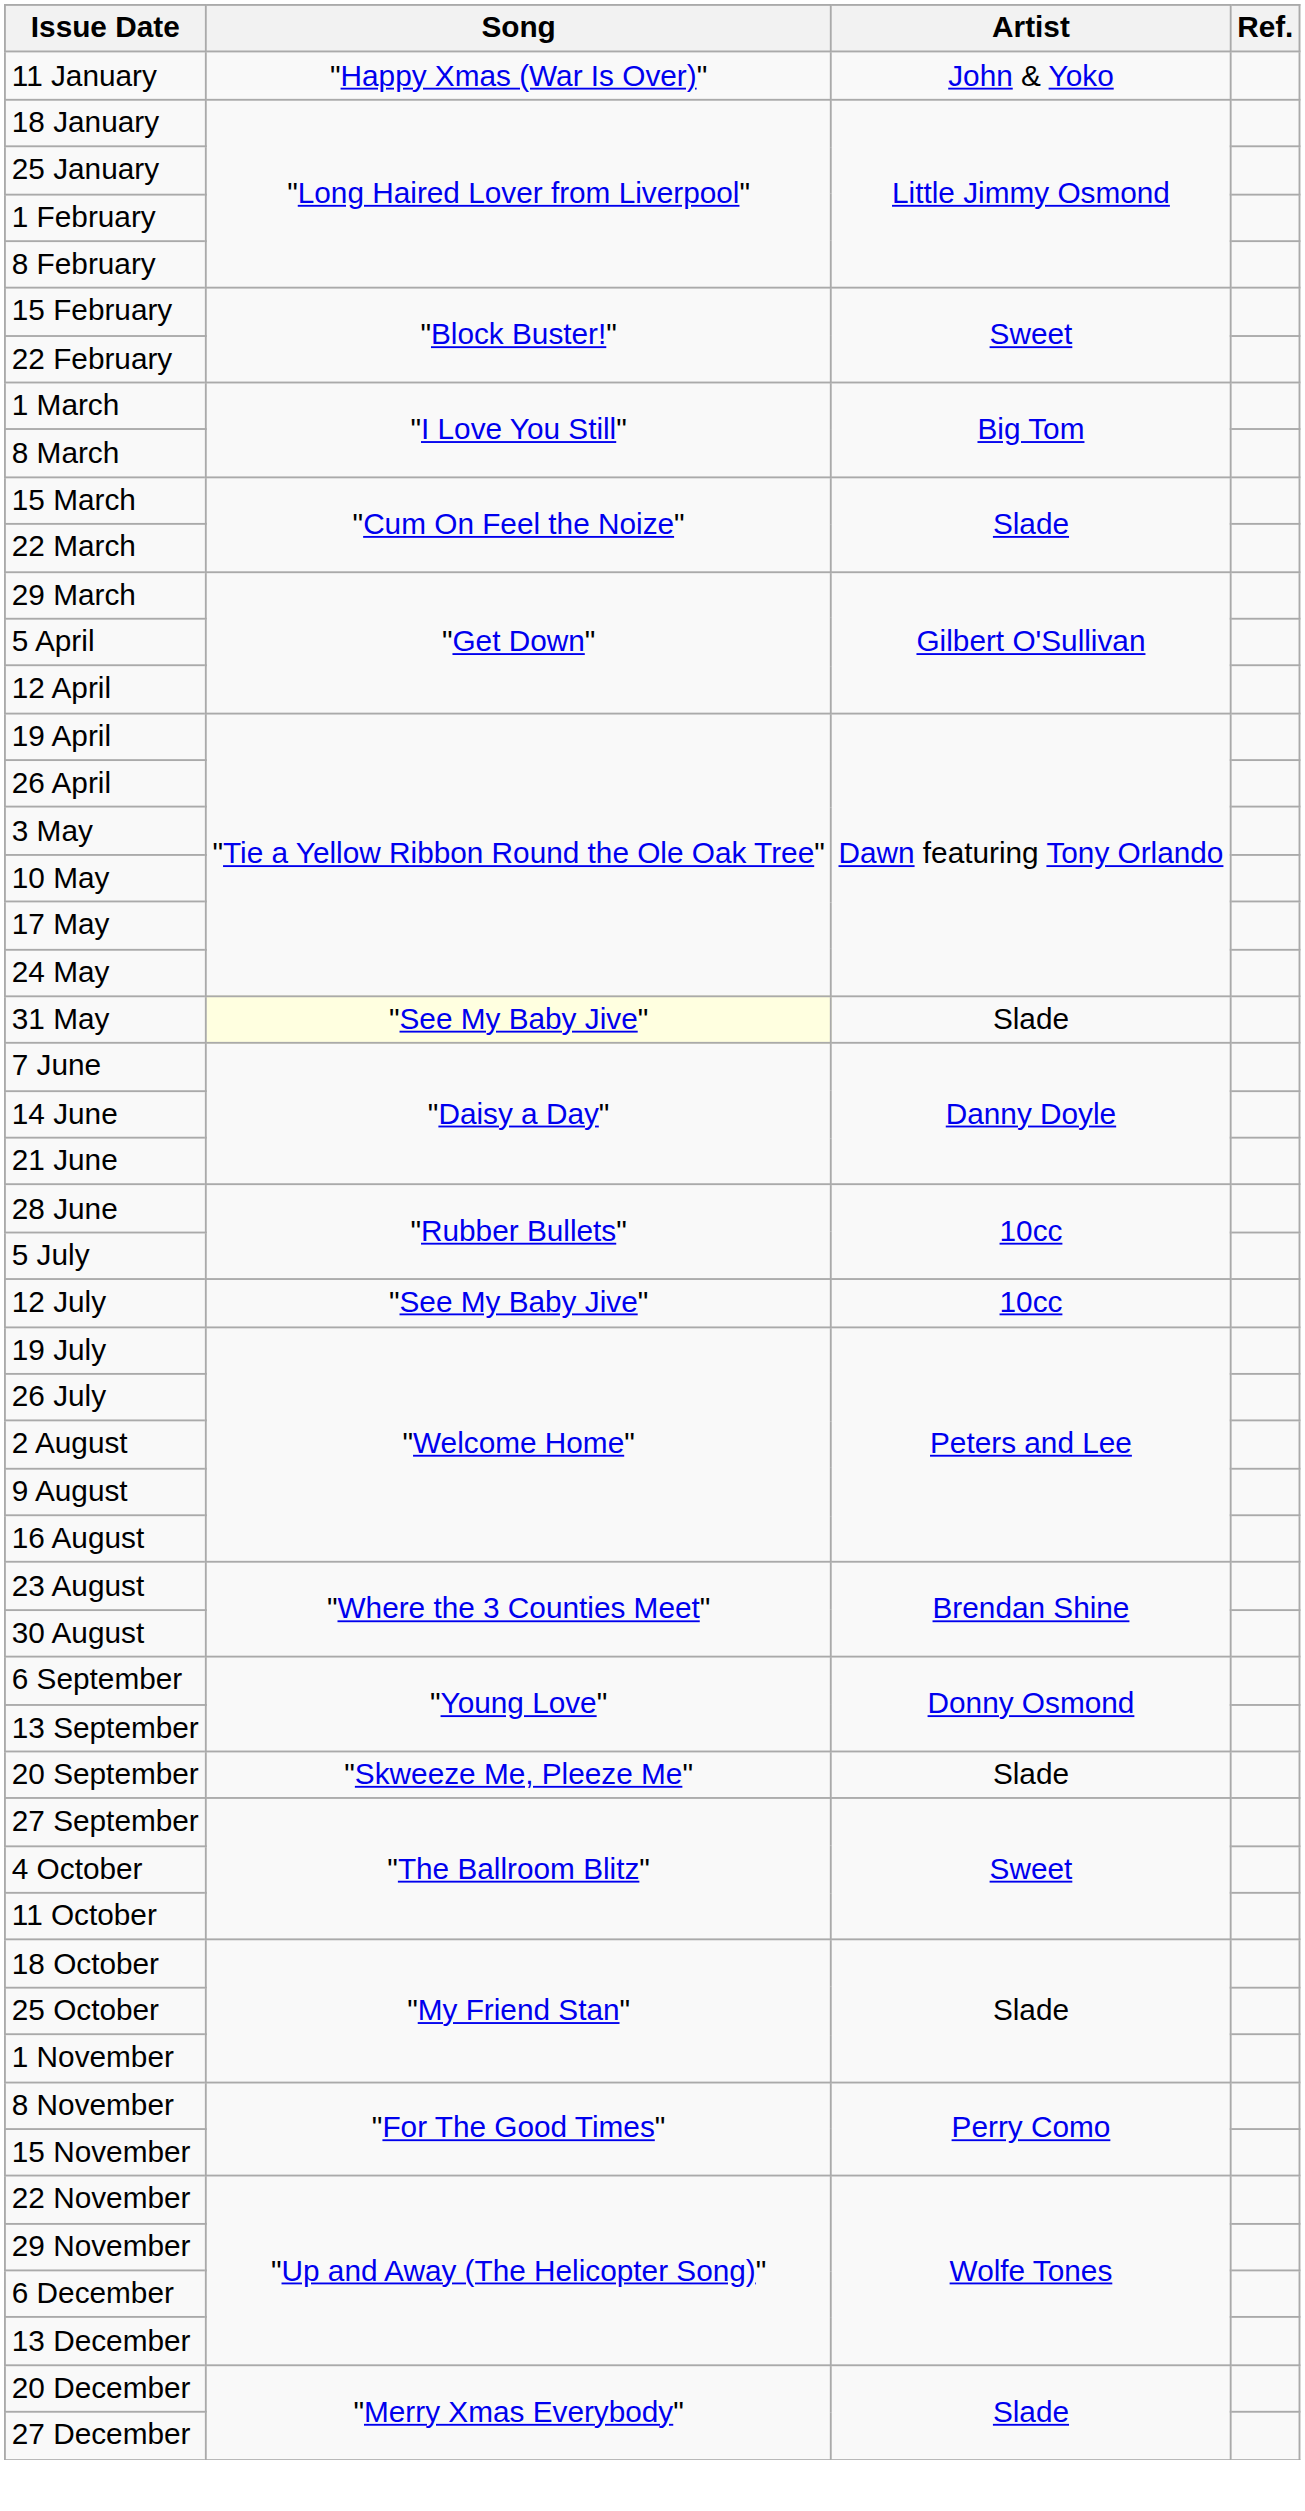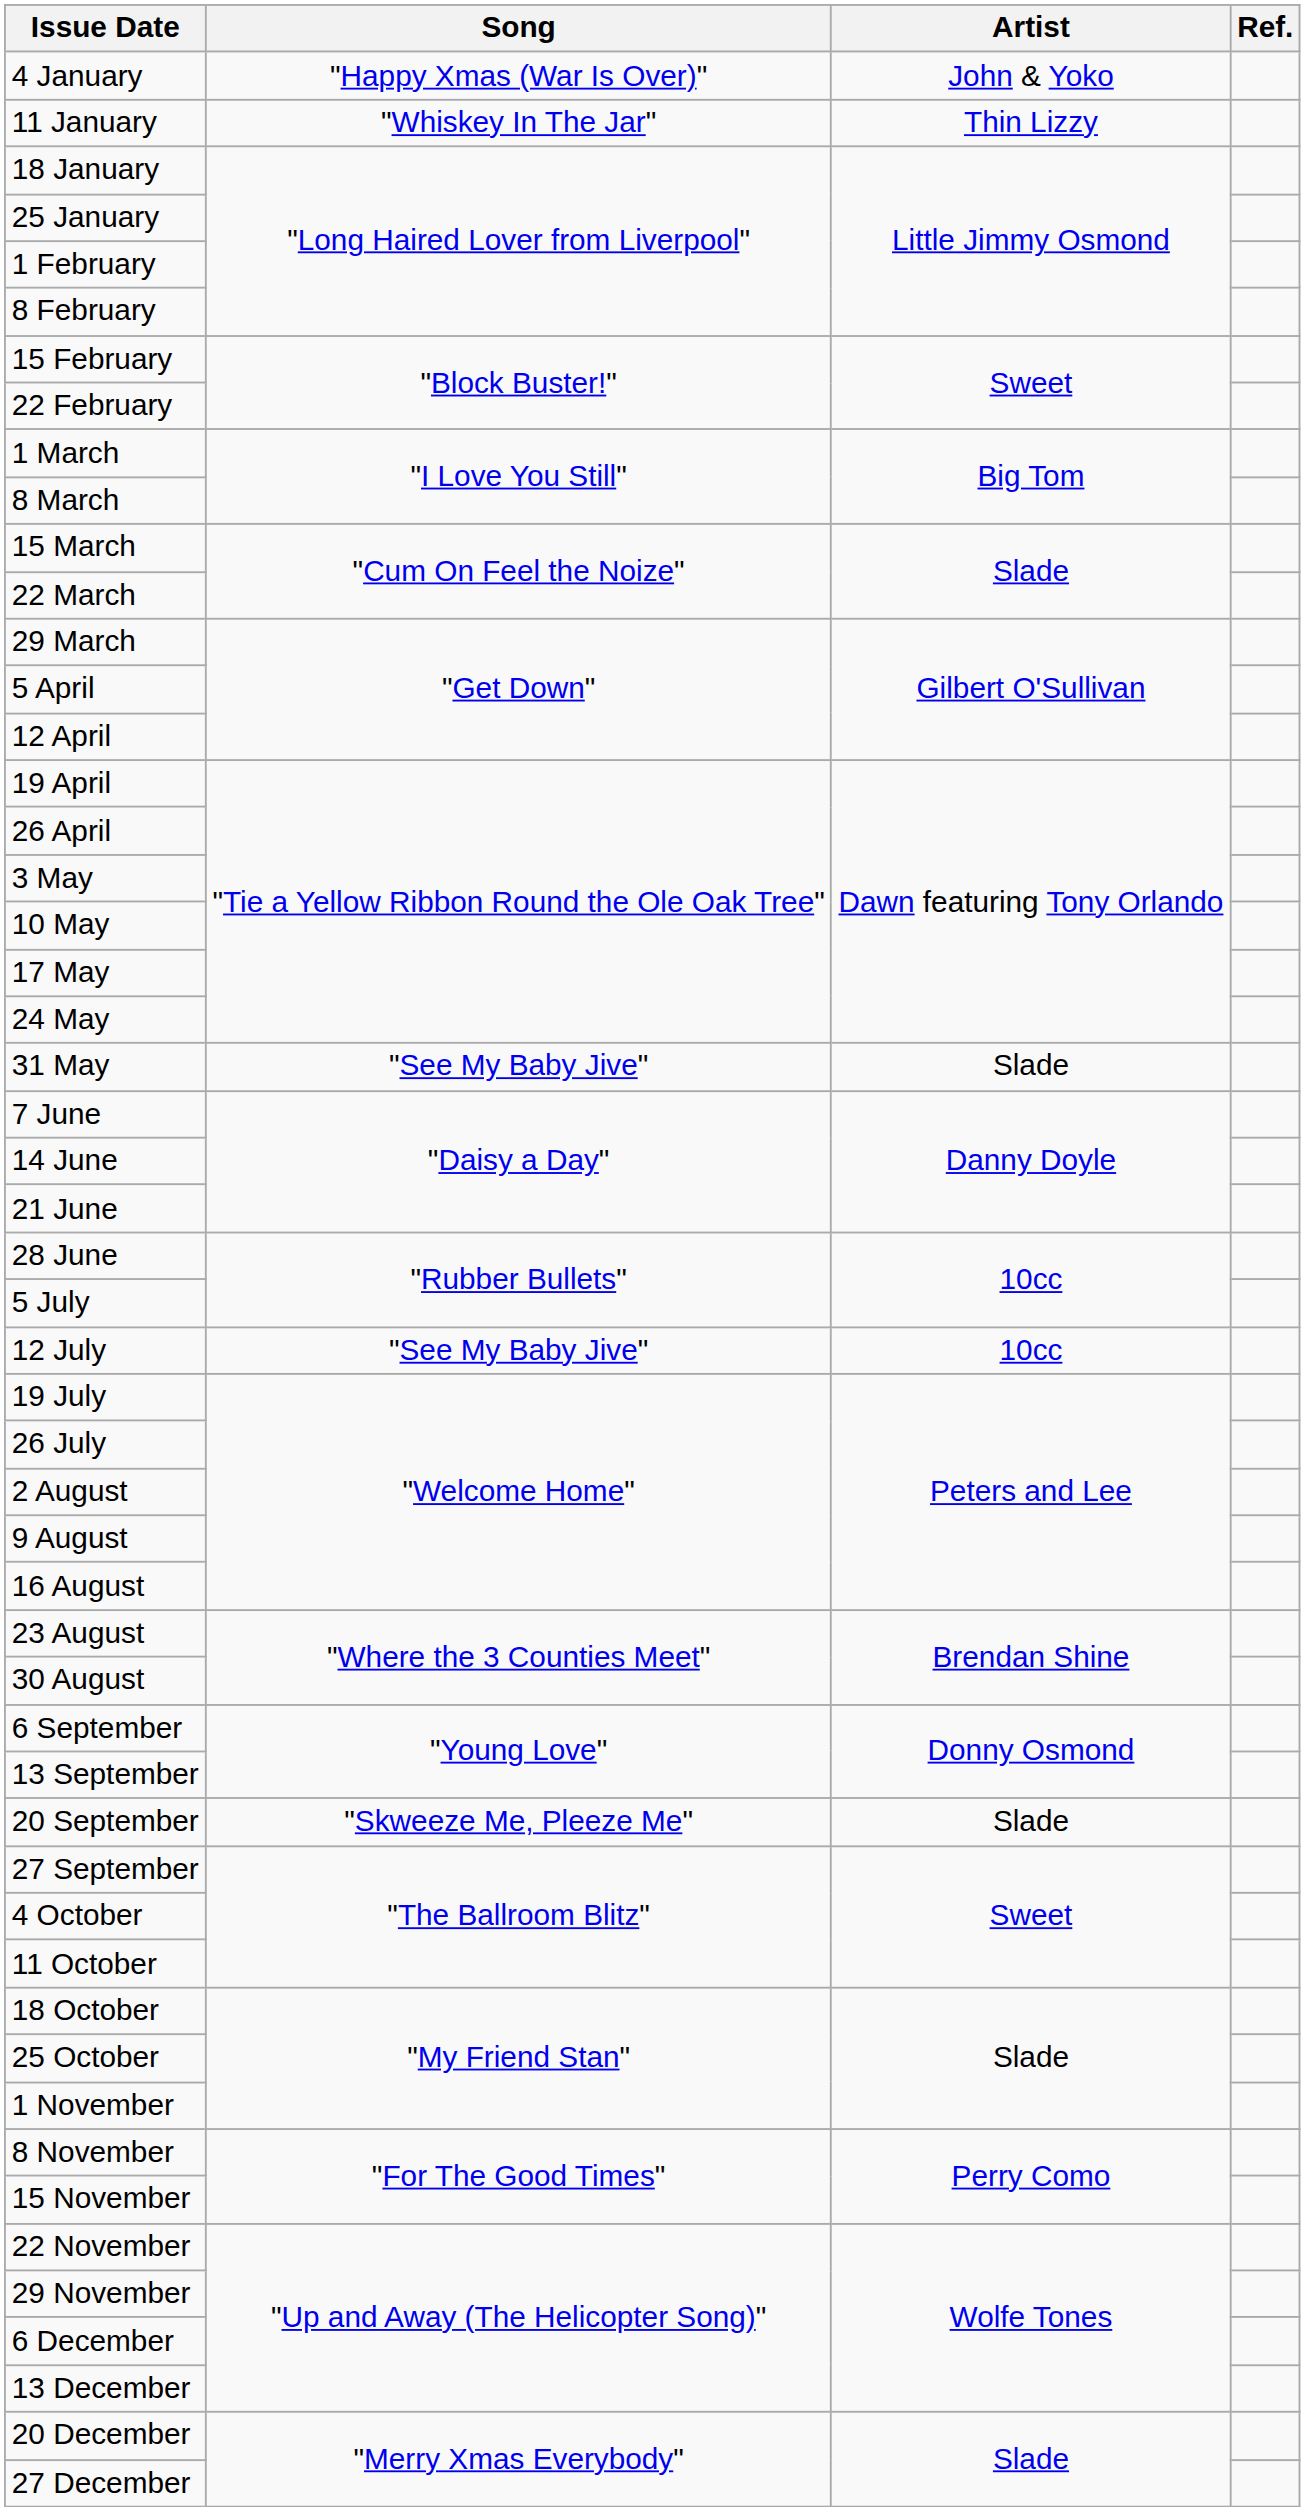+ row: (77, 75)
(519, 75) "Happy Xmas (War Is Over)" -> (519, 122) "Whiskey In The Jar"
(1031, 75) John & Yoko -> (1031, 122) Thin Lizzy
(519, 1019) lightyellow background -> (519, 1066) no background
